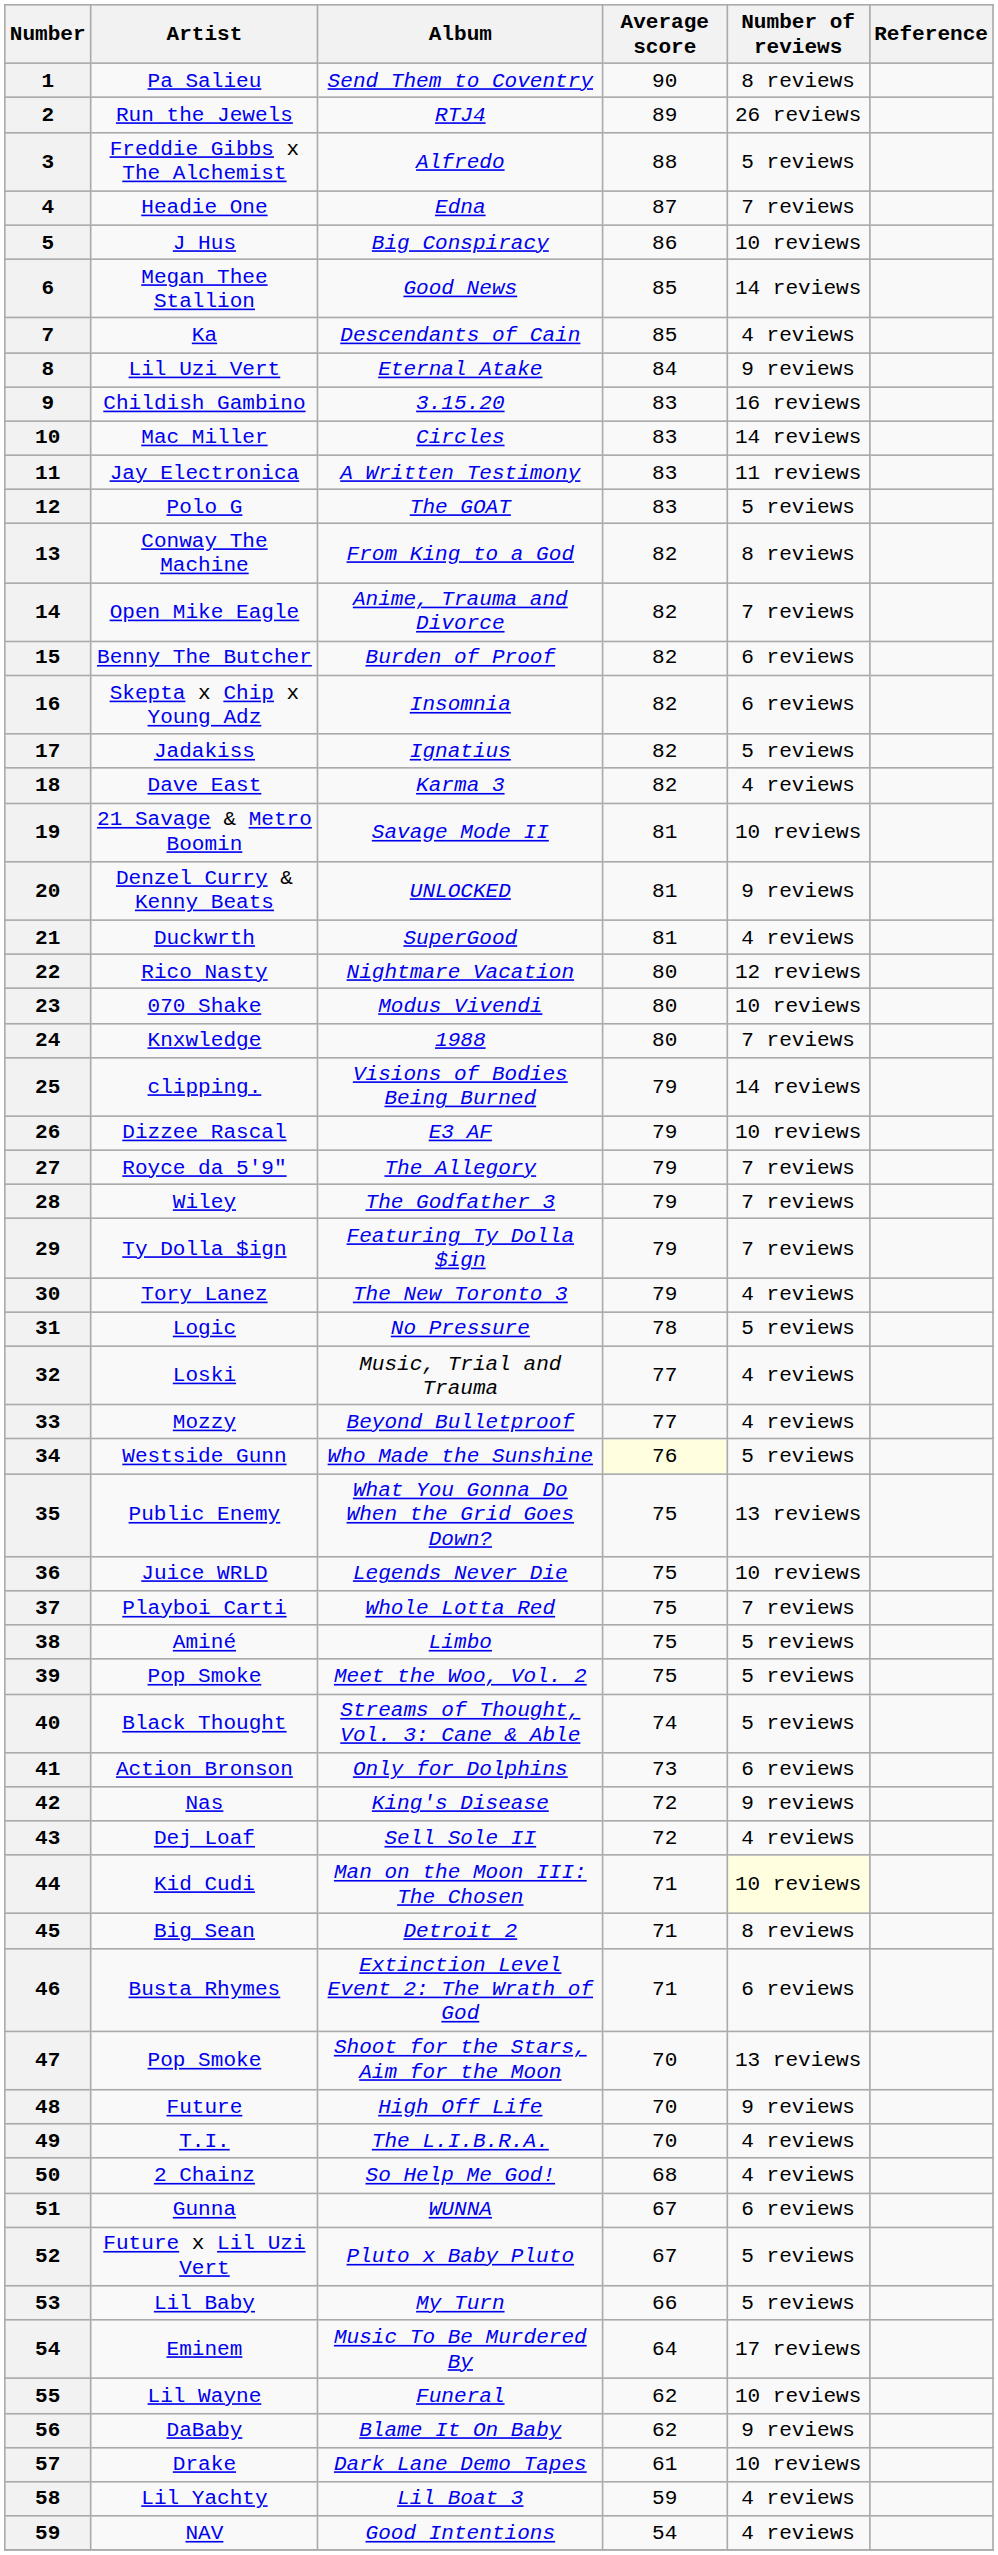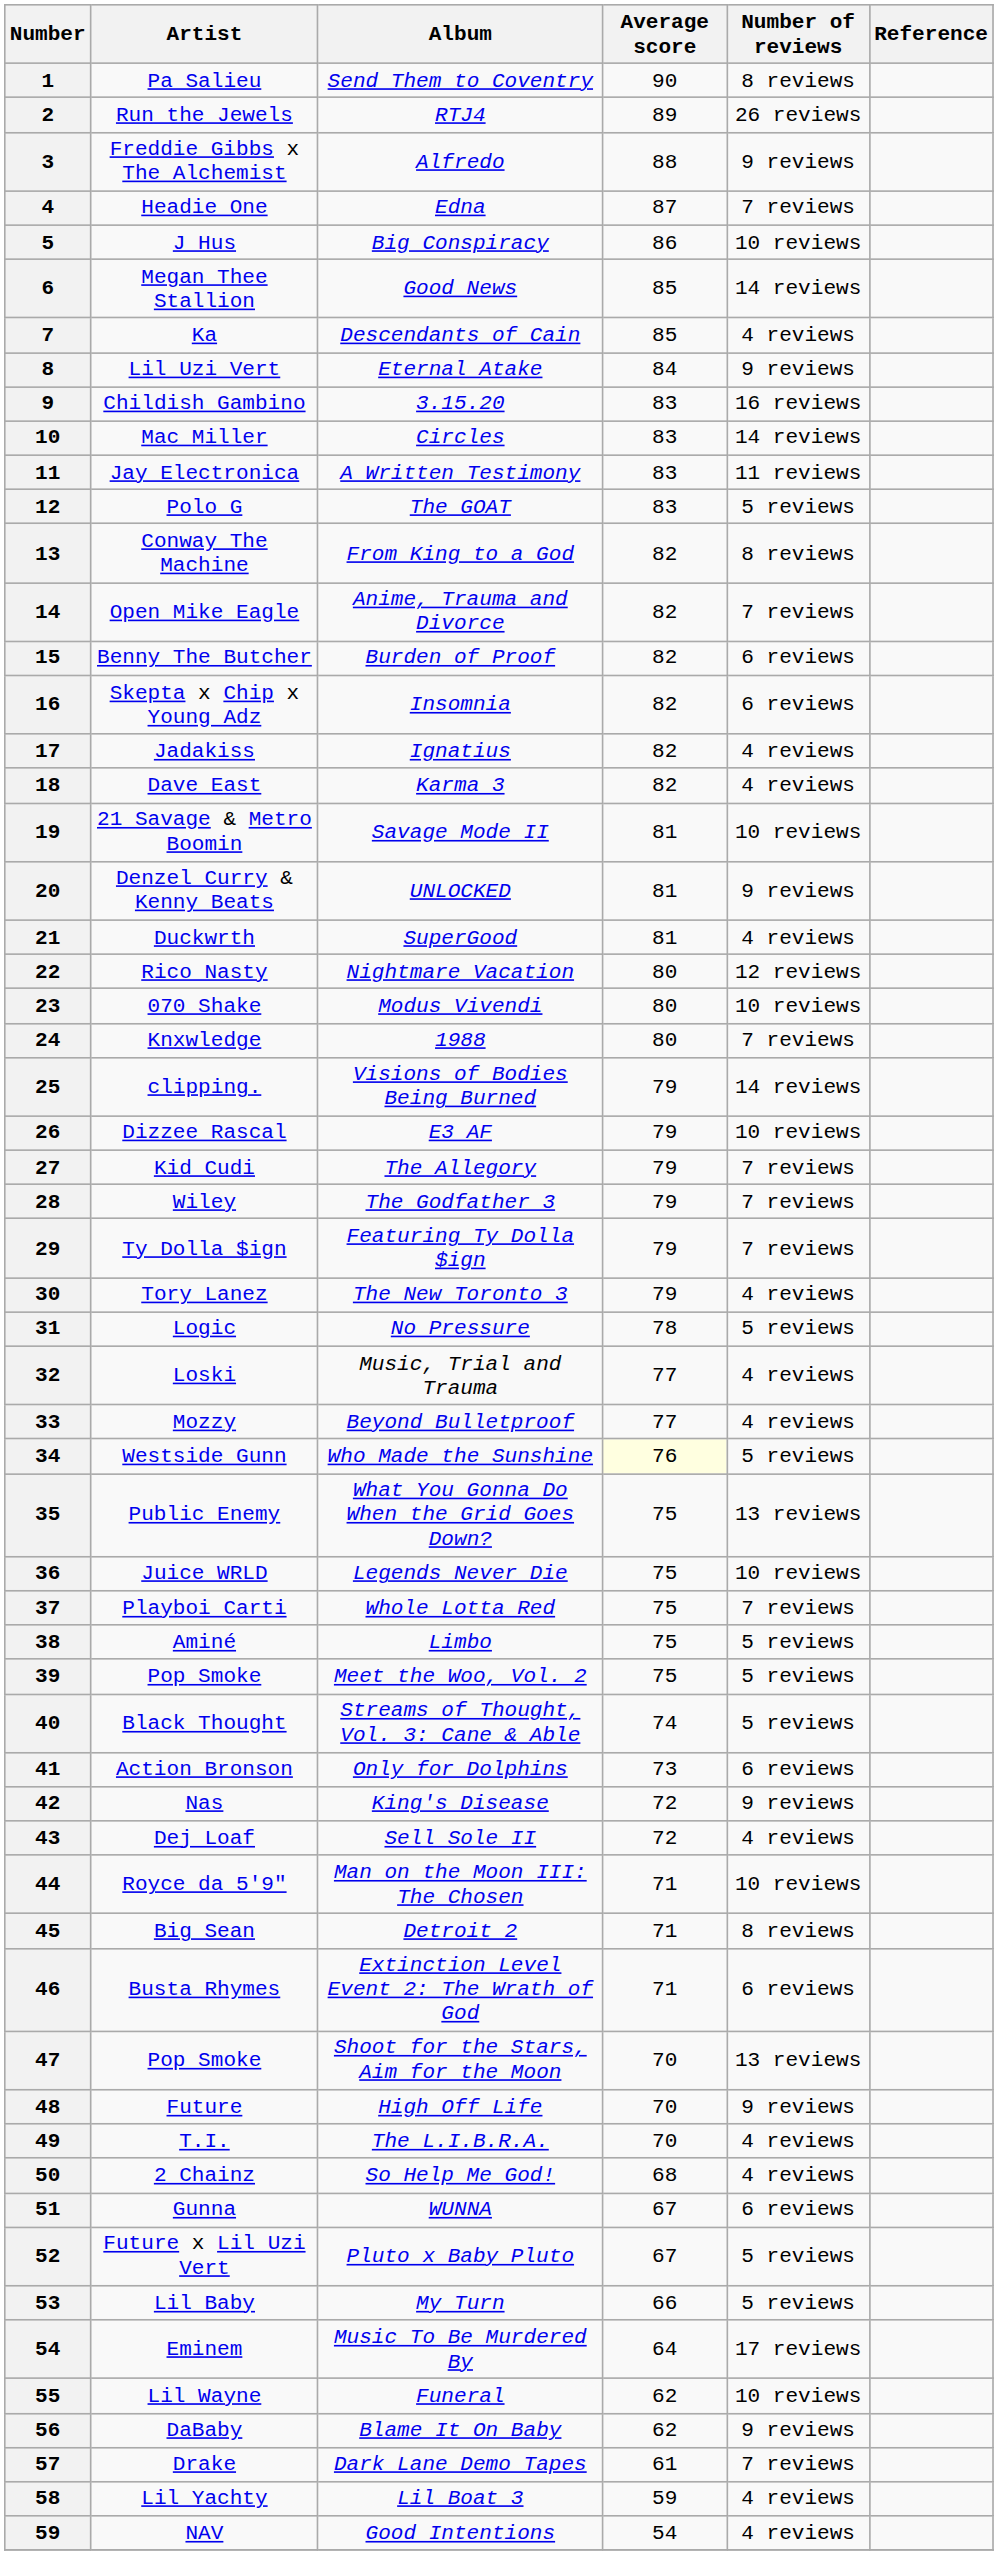(798, 161) 5 reviews -> (798, 161) 9 reviews
(798, 751) 5 reviews -> (798, 751) 4 reviews
(204, 1167) Royce da 5'9" -> (204, 1167) Kid Cudi
(204, 1885) Kid Cudi -> (204, 1885) Royce da 5'9"
(798, 1885) lightyellow background -> (798, 1885) no background
(798, 2464) 10 reviews -> (798, 2464) 7 reviews
